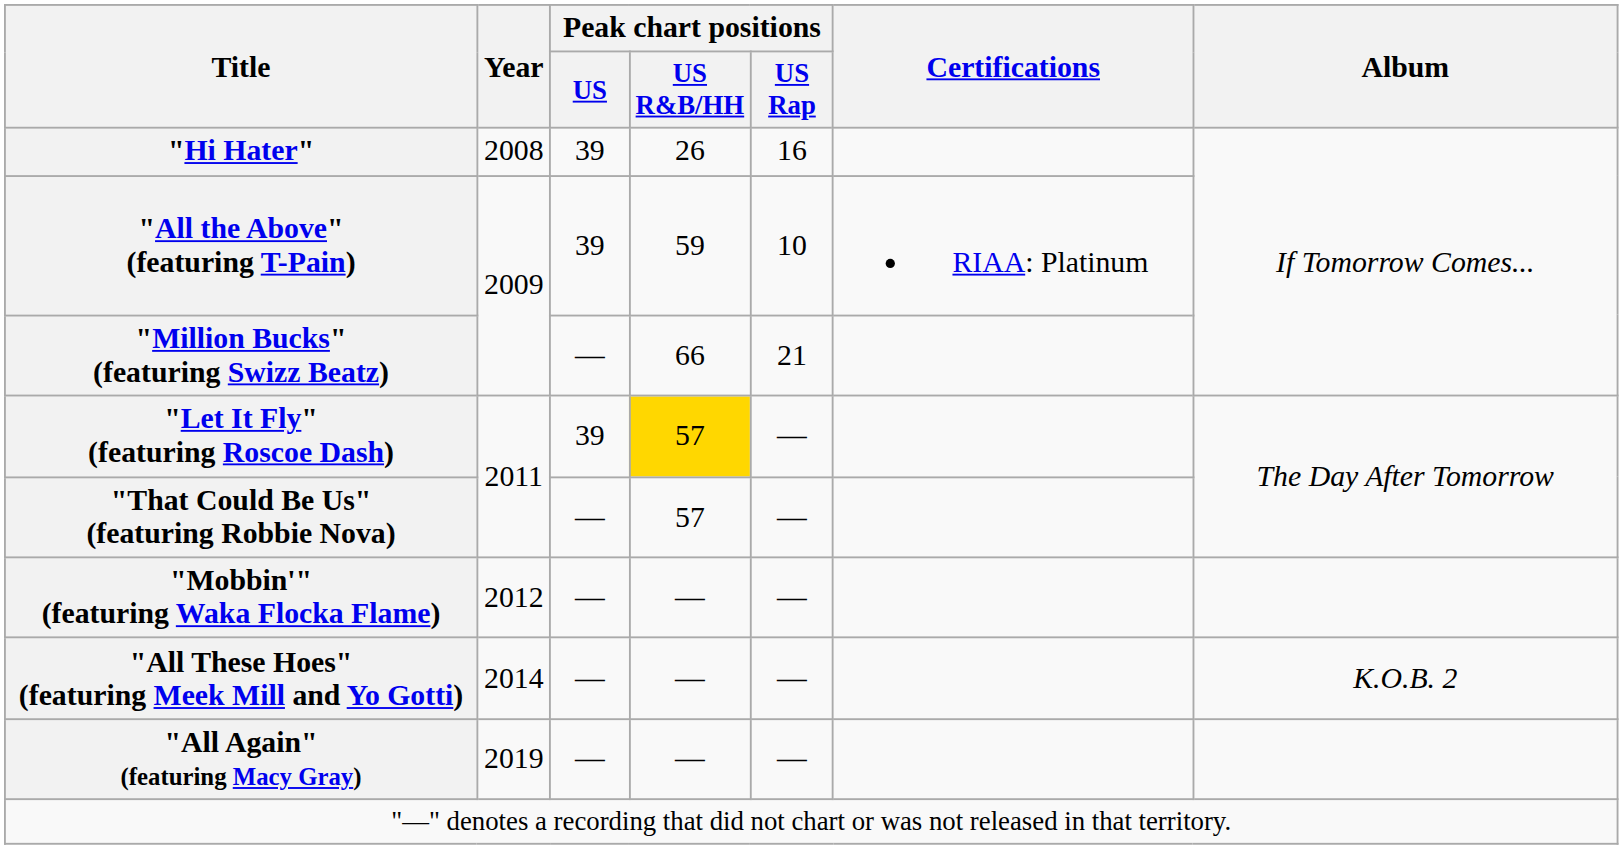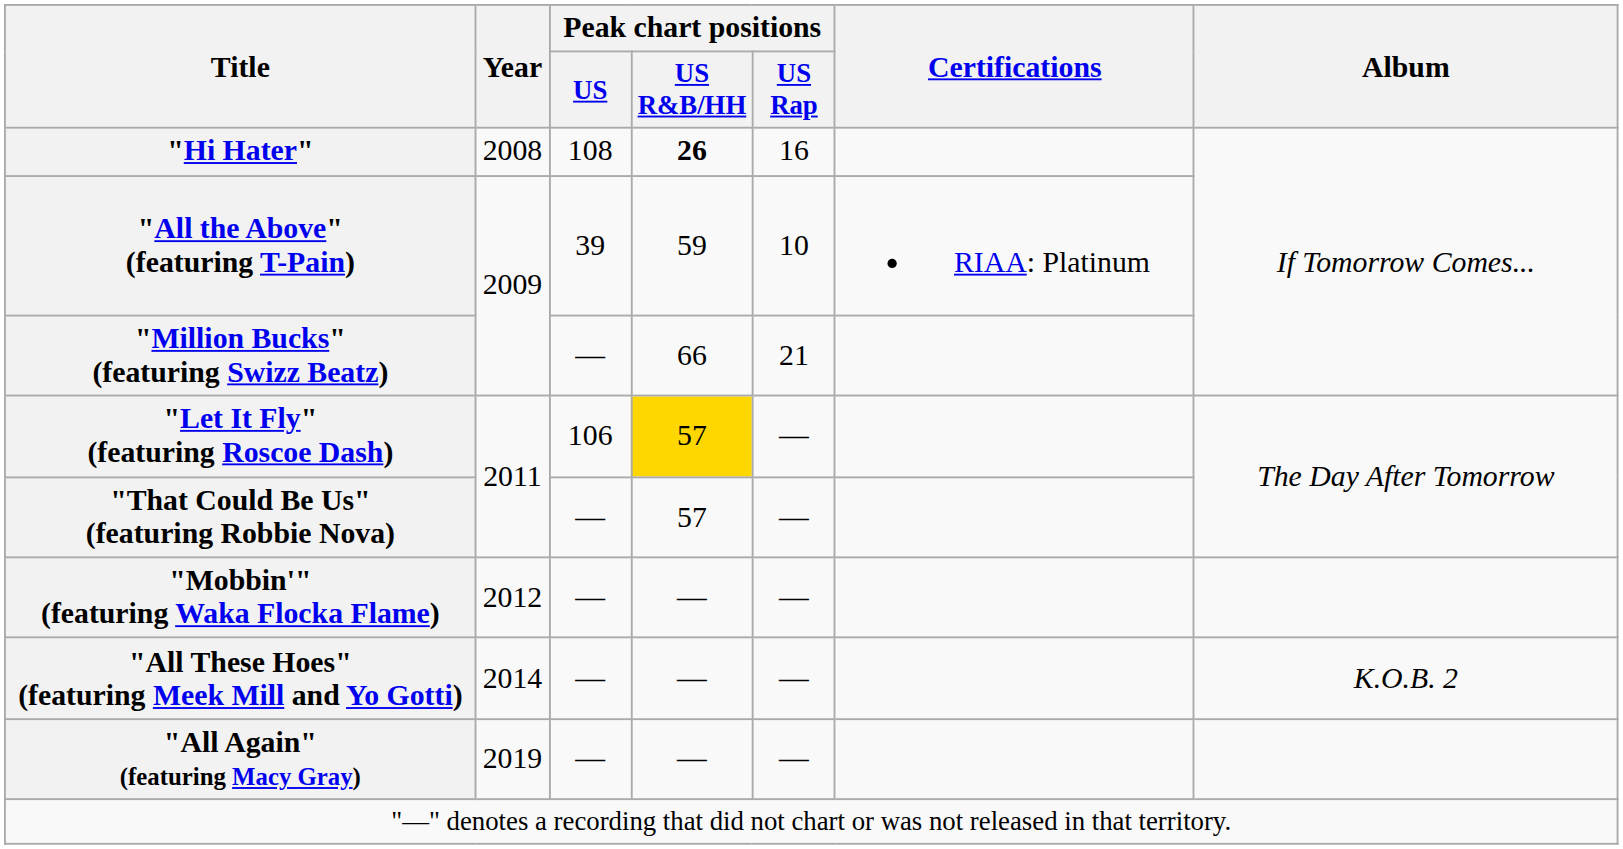(590, 151) 39 -> (590, 151) 108
(690, 151) normal -> (692, 151) bold
(590, 435) 39 -> (590, 435) 106
